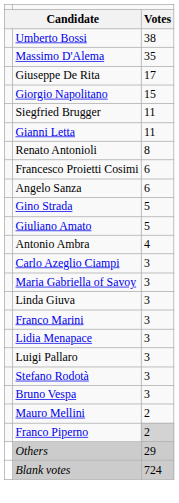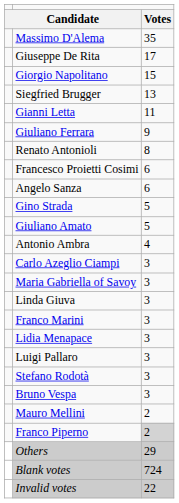- row: (51, 38)
(150, 113) 11 -> (150, 94) 13
+ row: (55, 132)
+ row: (46, 488)
